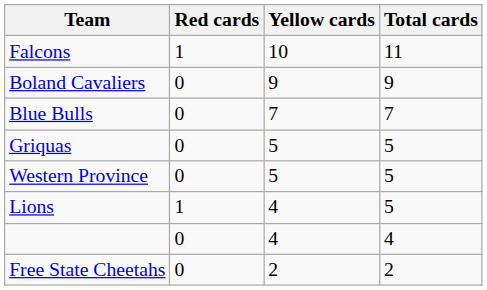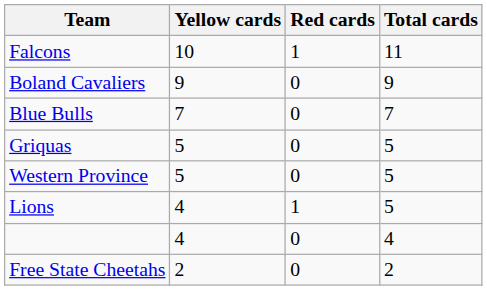columns swapped: (217, 20) <-> (322, 20)
